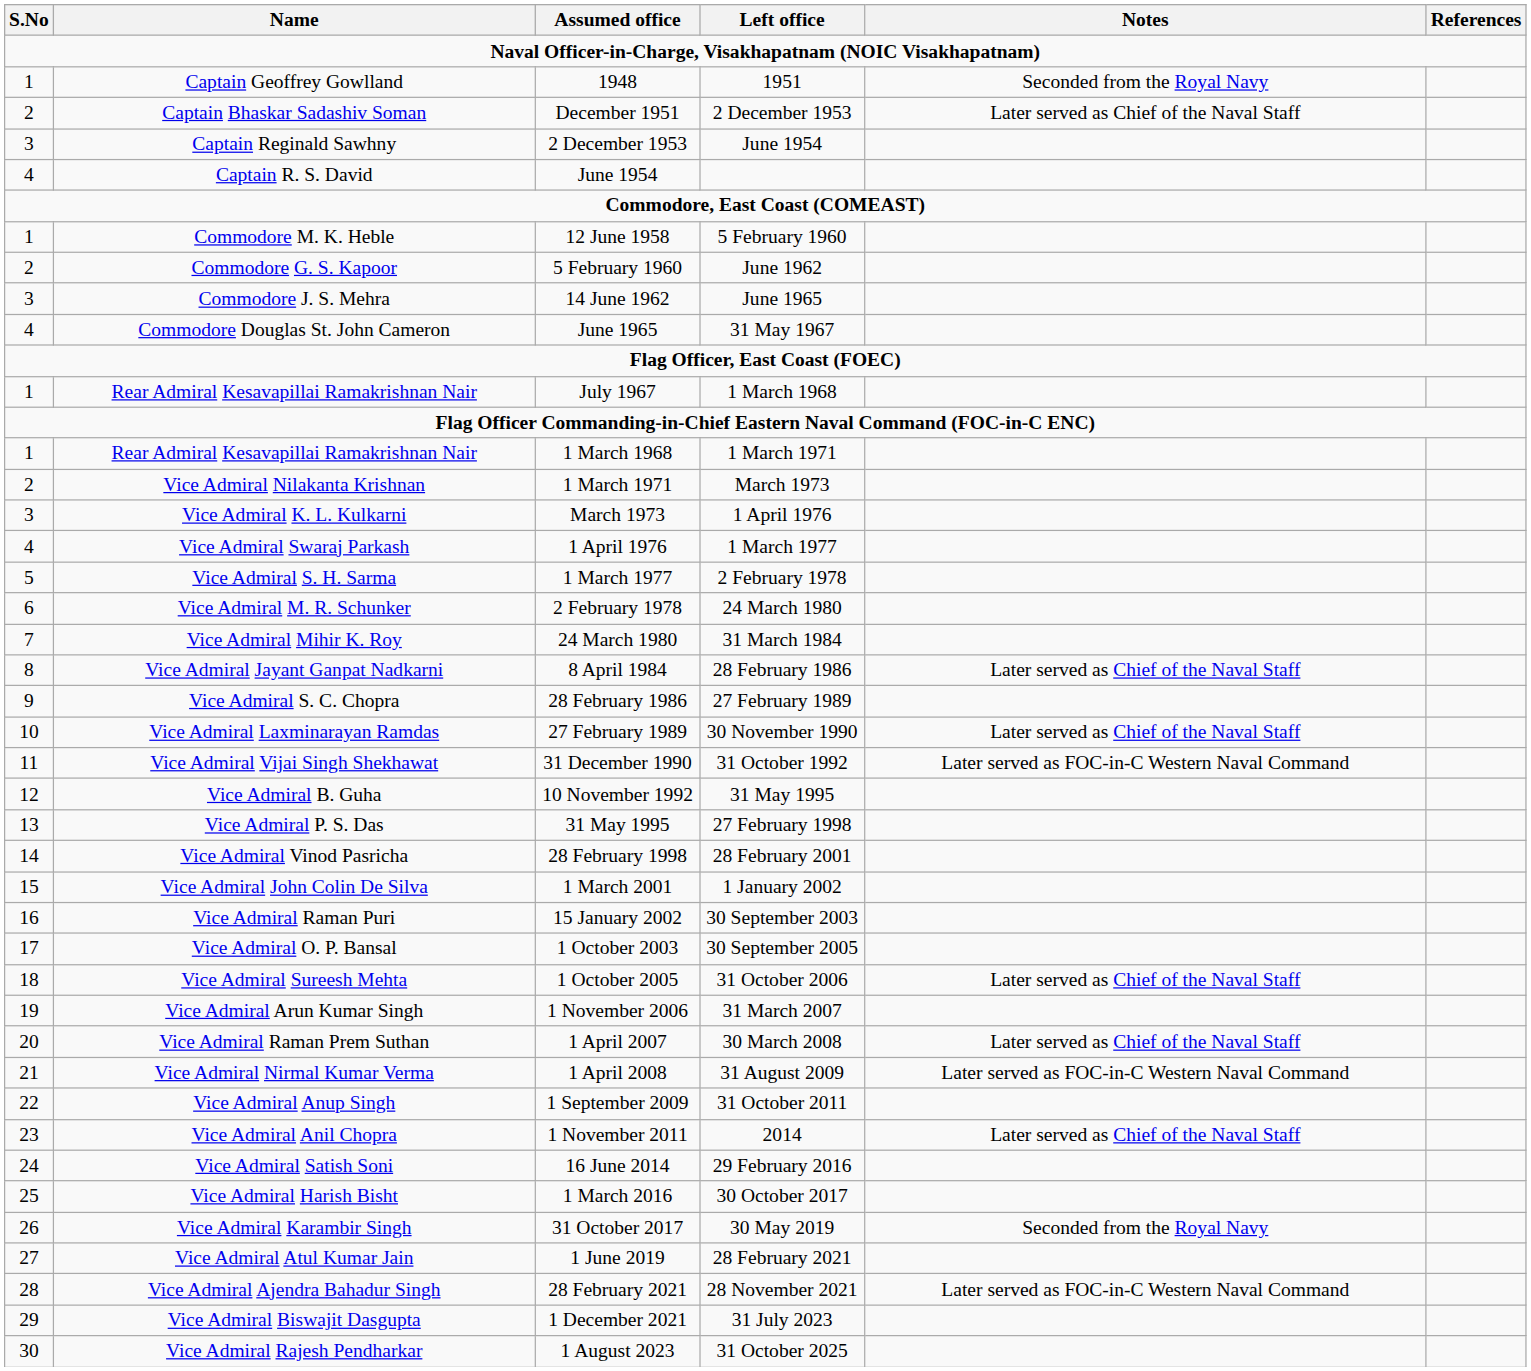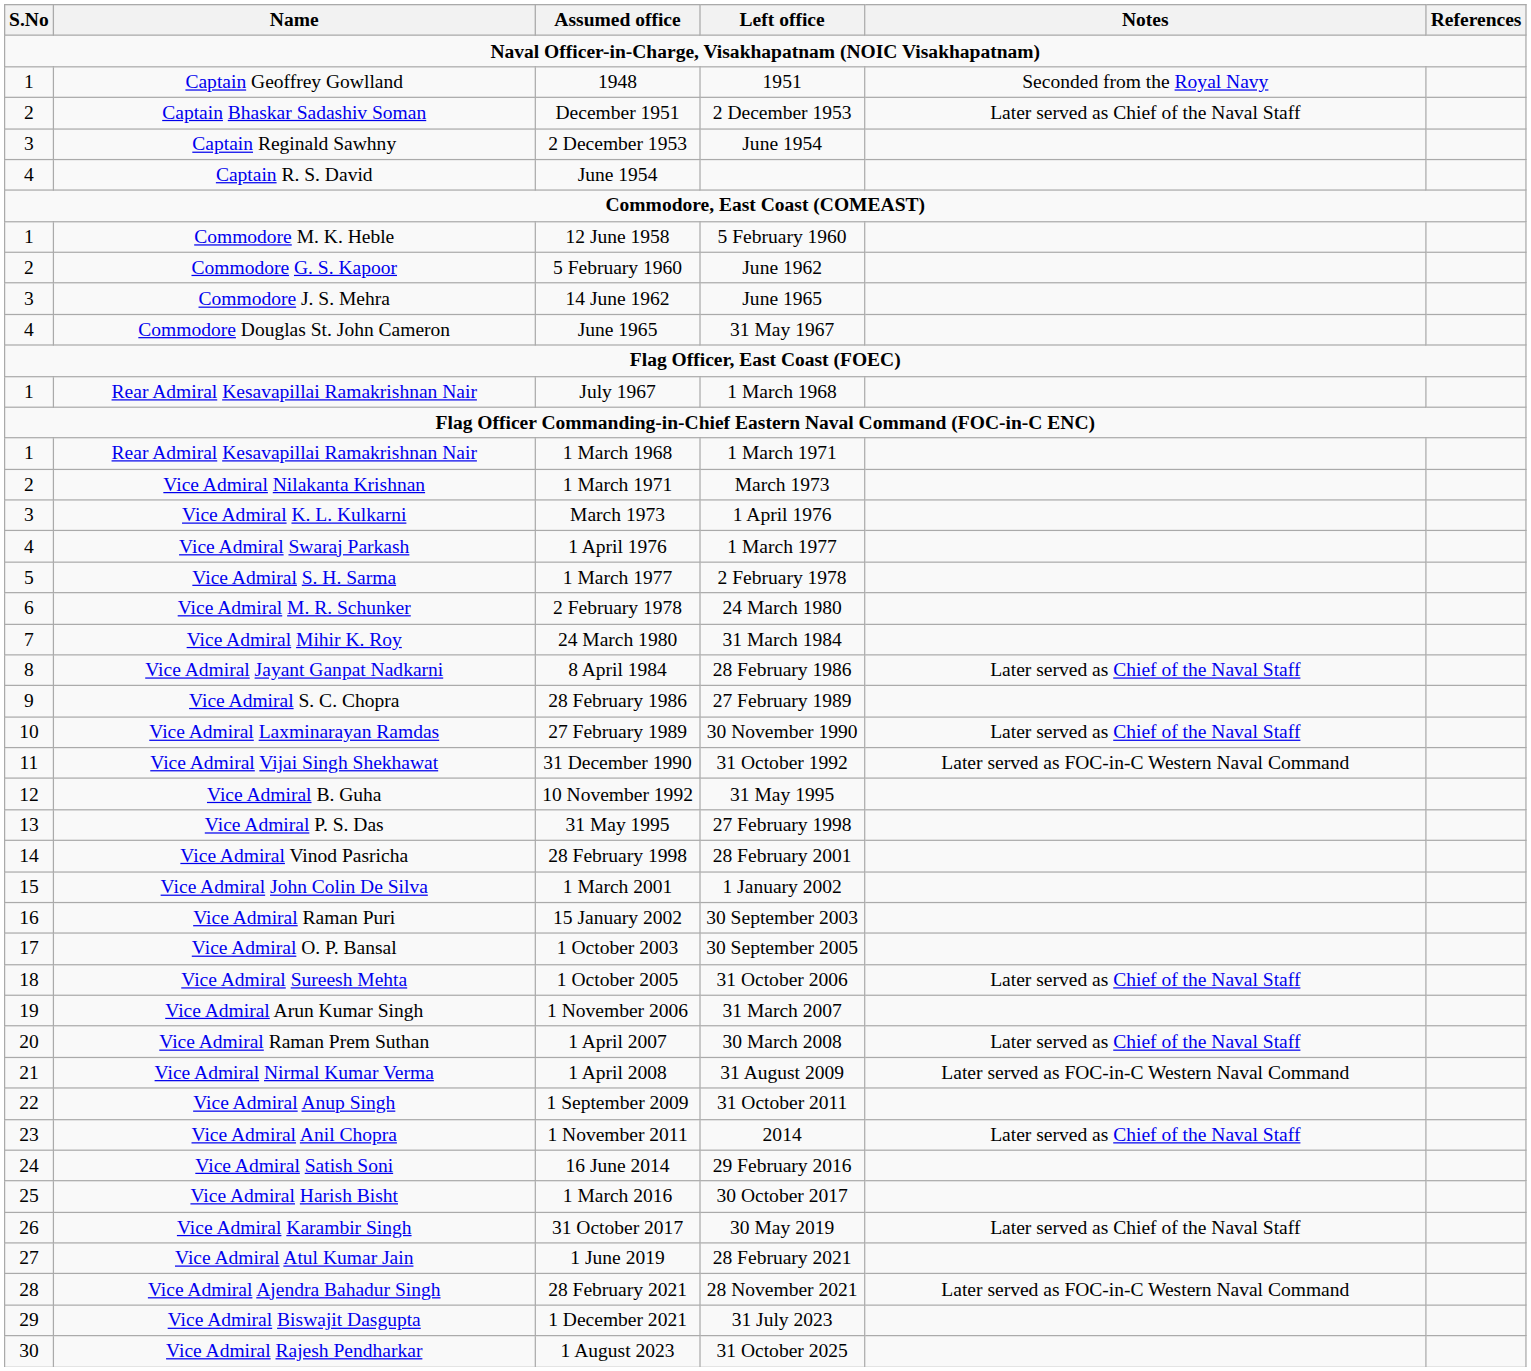(1145, 1227) Seconded from the Royal Navy -> (1145, 1227) Later served as Chief of the Naval Staff
